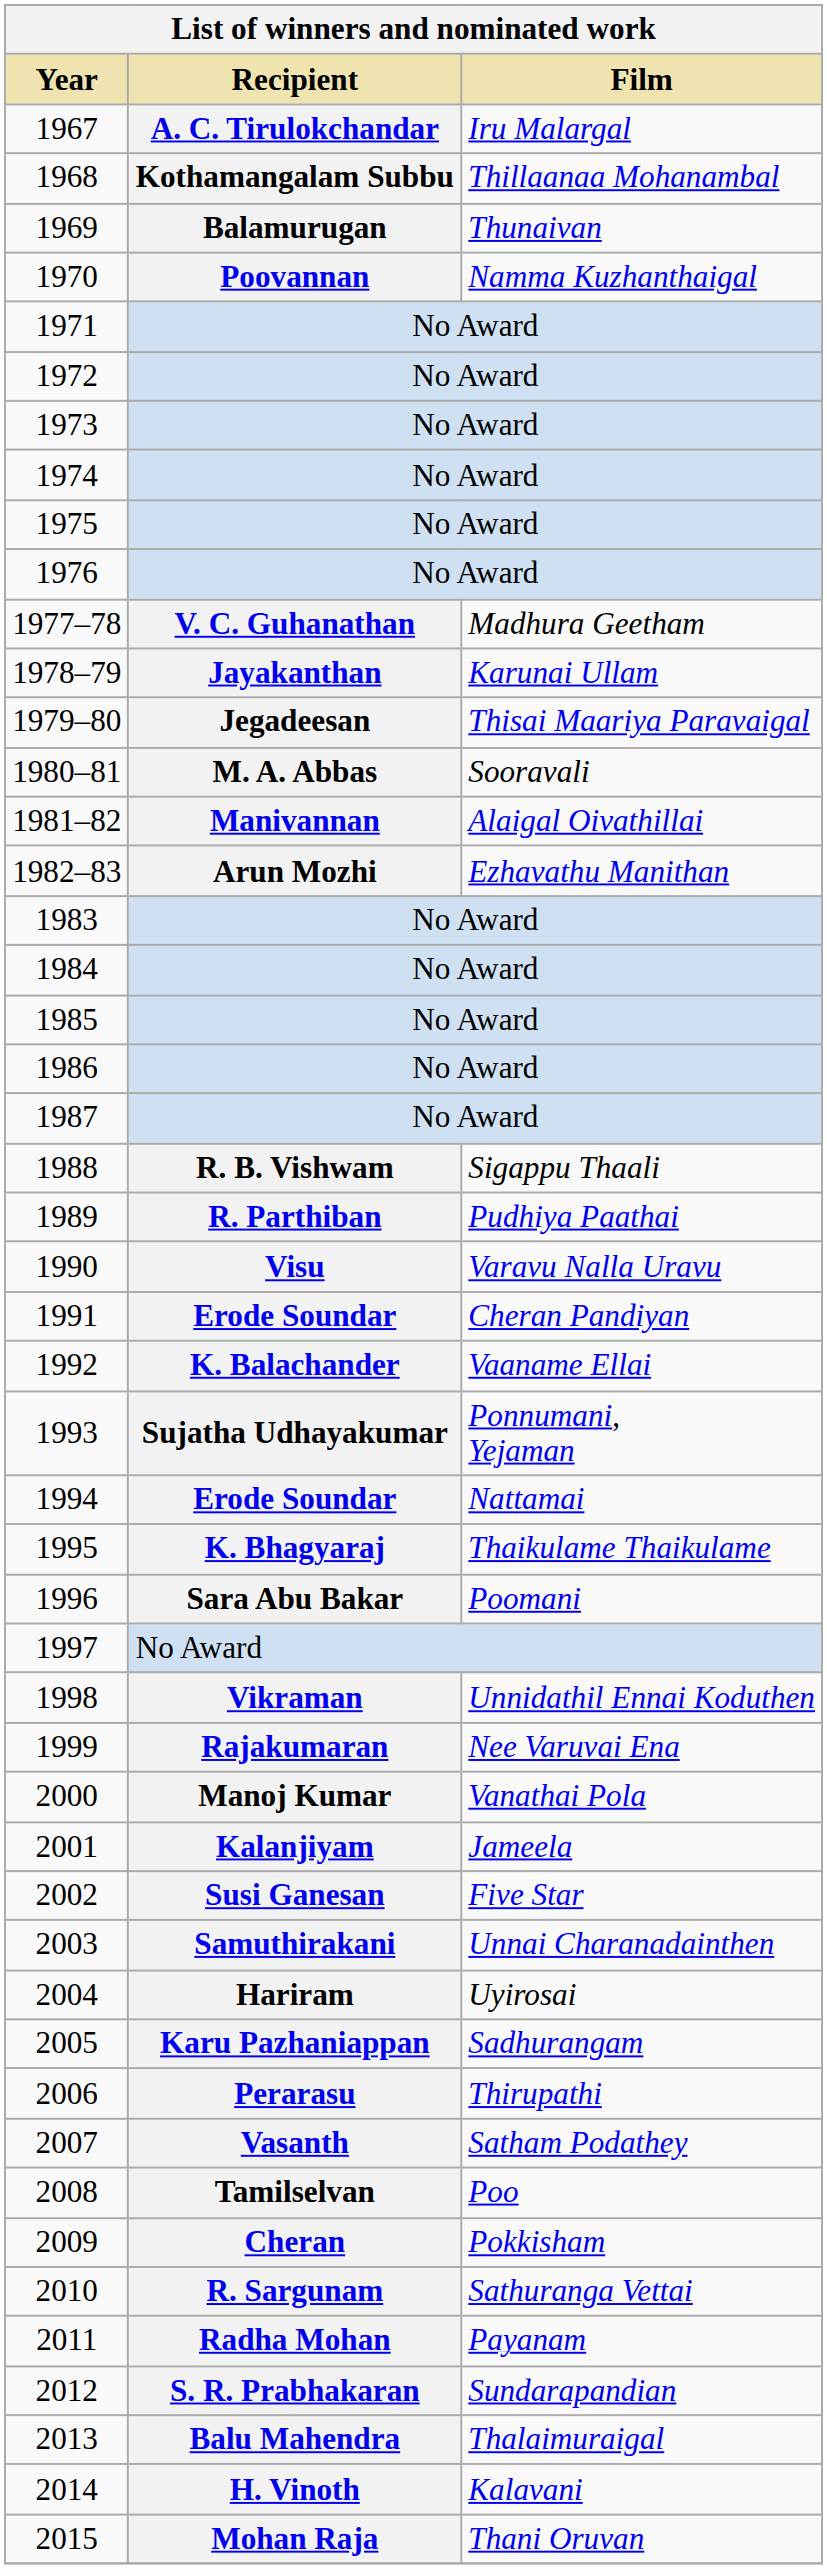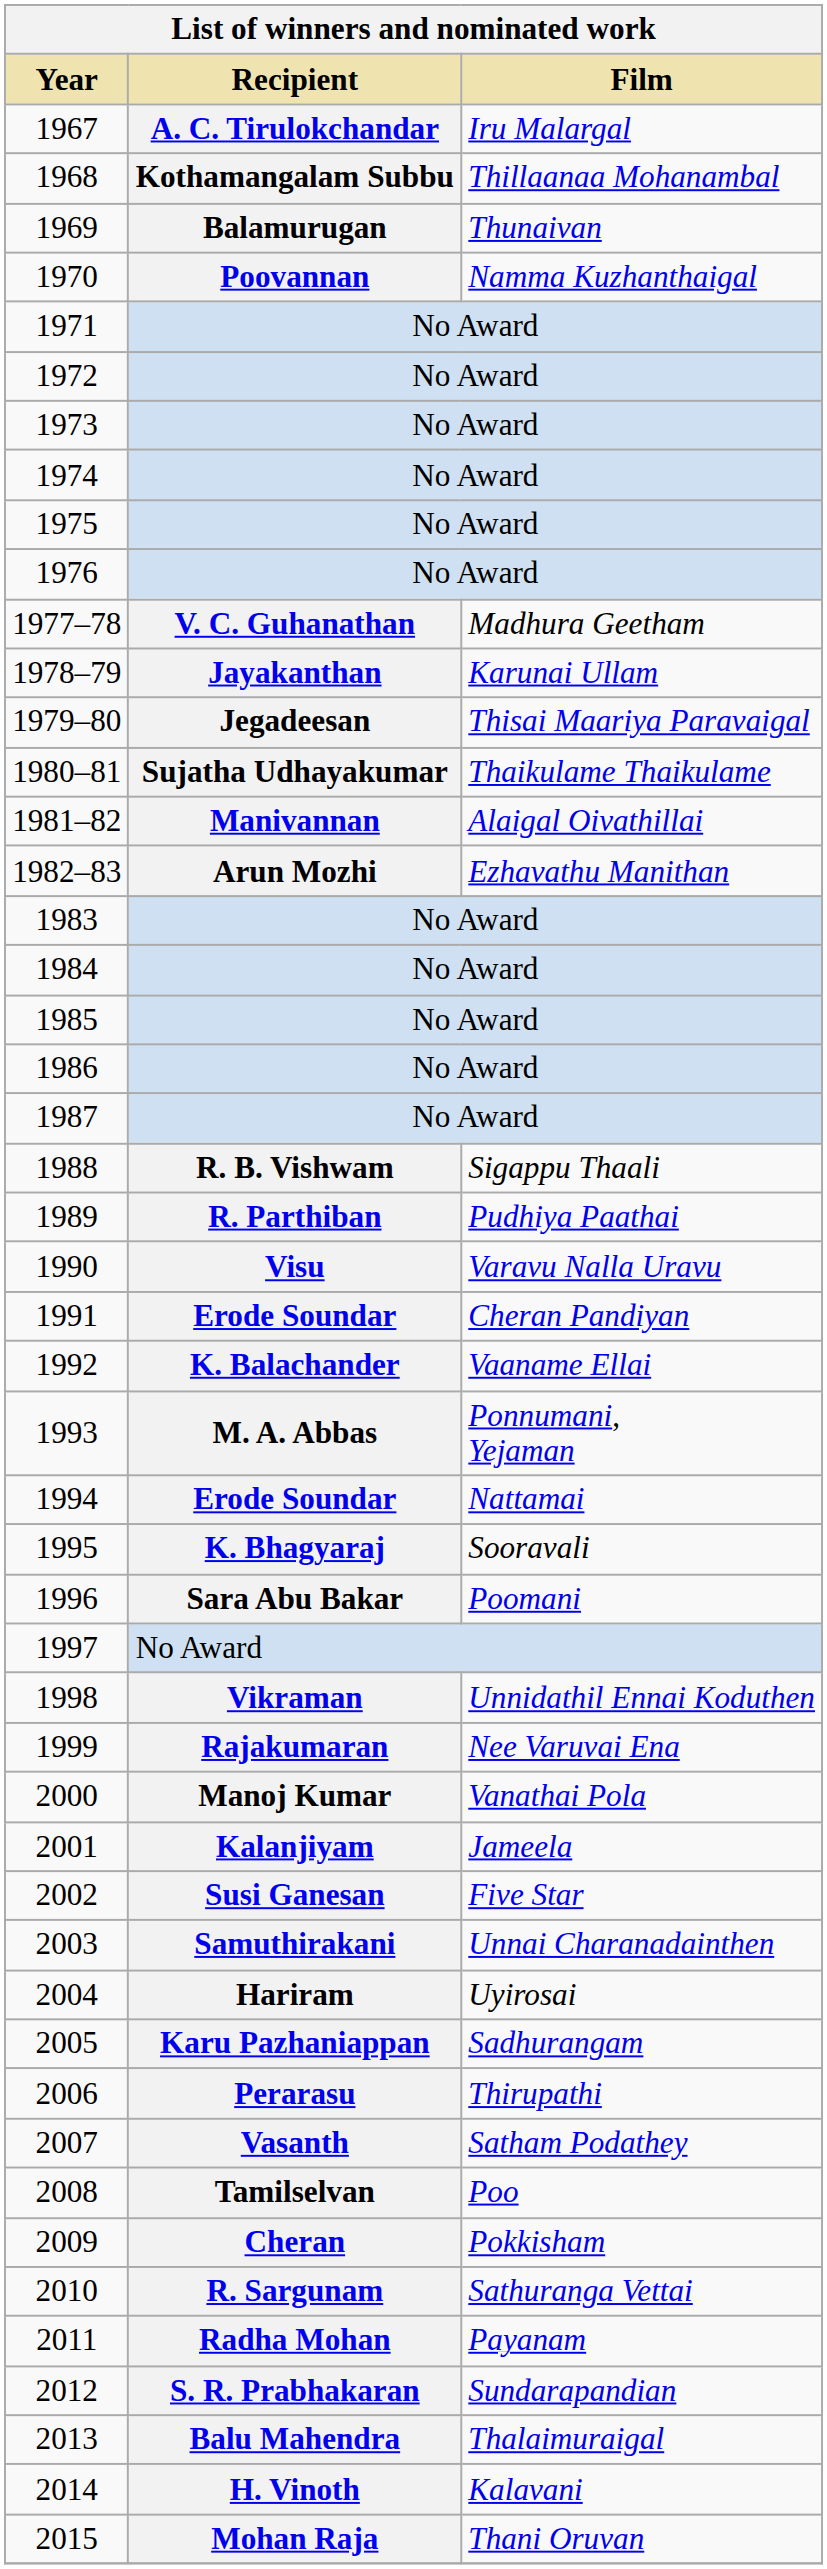(295, 771) M. A. Abbas -> (295, 771) Sujatha Udhayakumar
(529, 771) Sooravali -> (620, 771) Thaikulame Thaikulame
(295, 1432) Sujatha Udhayakumar -> (295, 1432) M. A. Abbas
(620, 1548) Thaikulame Thaikulame -> (529, 1548) Sooravali
